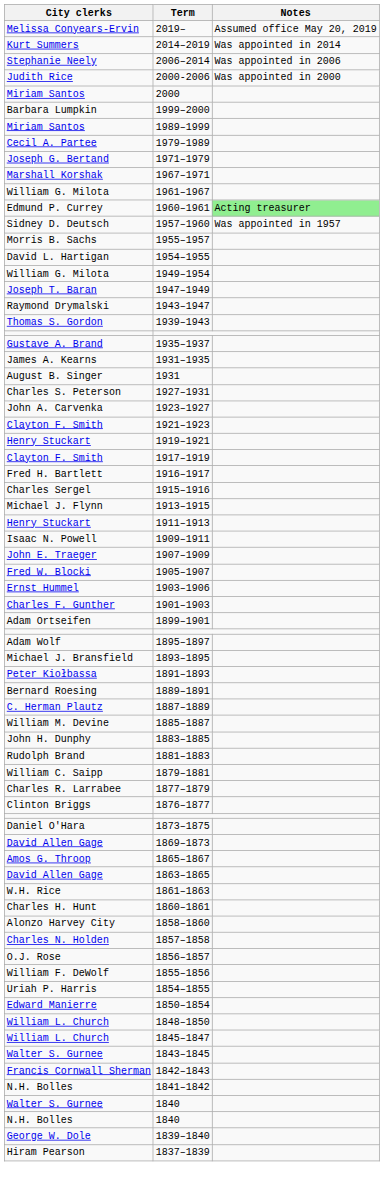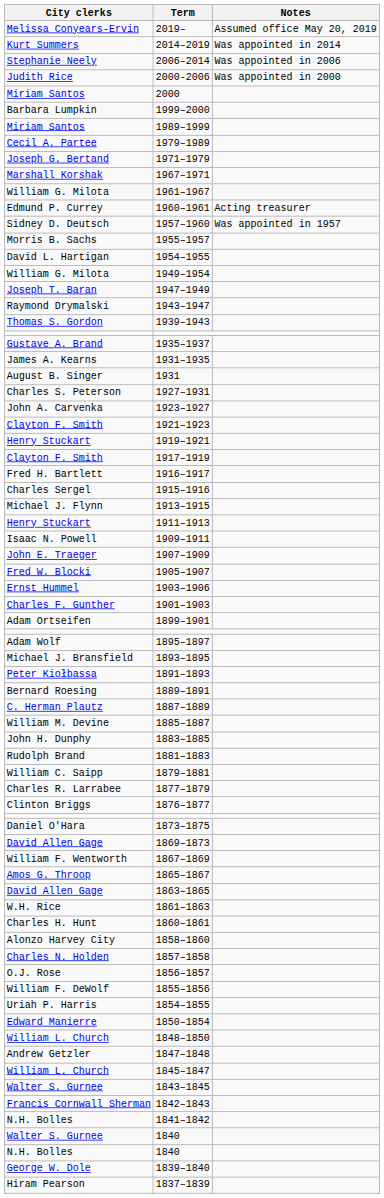(263, 208) lightgreen background -> (263, 208) no background
+ row: (67, 859)
+ row: (49, 1055)
